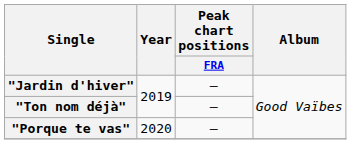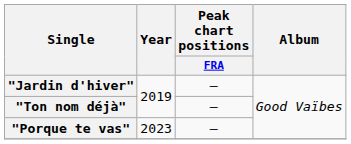(156, 128) 2020 -> (156, 128) 2023
